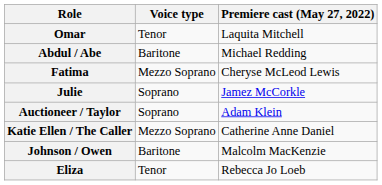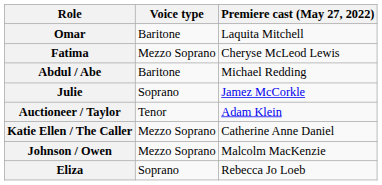(152, 33) Tenor -> (159, 33) Baritone
rows swapped: (70, 72) <-> (70, 53)
(158, 111) Soprano -> (152, 111) Tenor
(159, 151) Baritone -> (177, 151) Mezzo Soprano
(152, 170) Tenor -> (158, 170) Soprano
